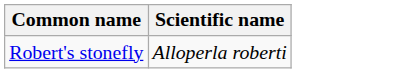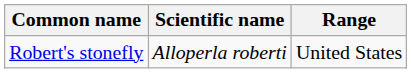+ column: (349, 20)
